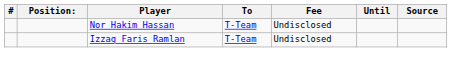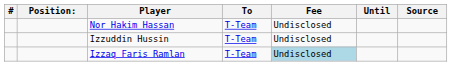+ row: (129, 40)
(303, 40) no background -> (303, 54) lightblue background
